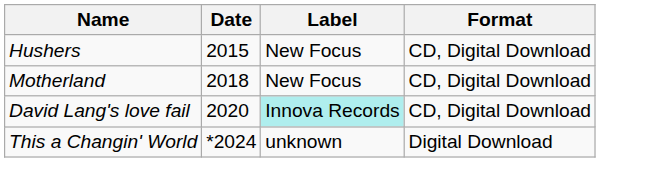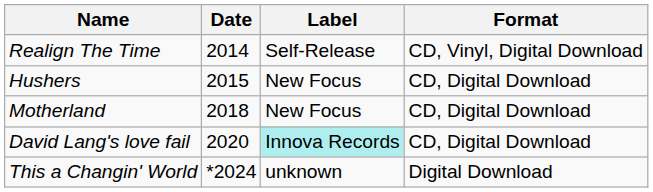+ row: (85, 50)
